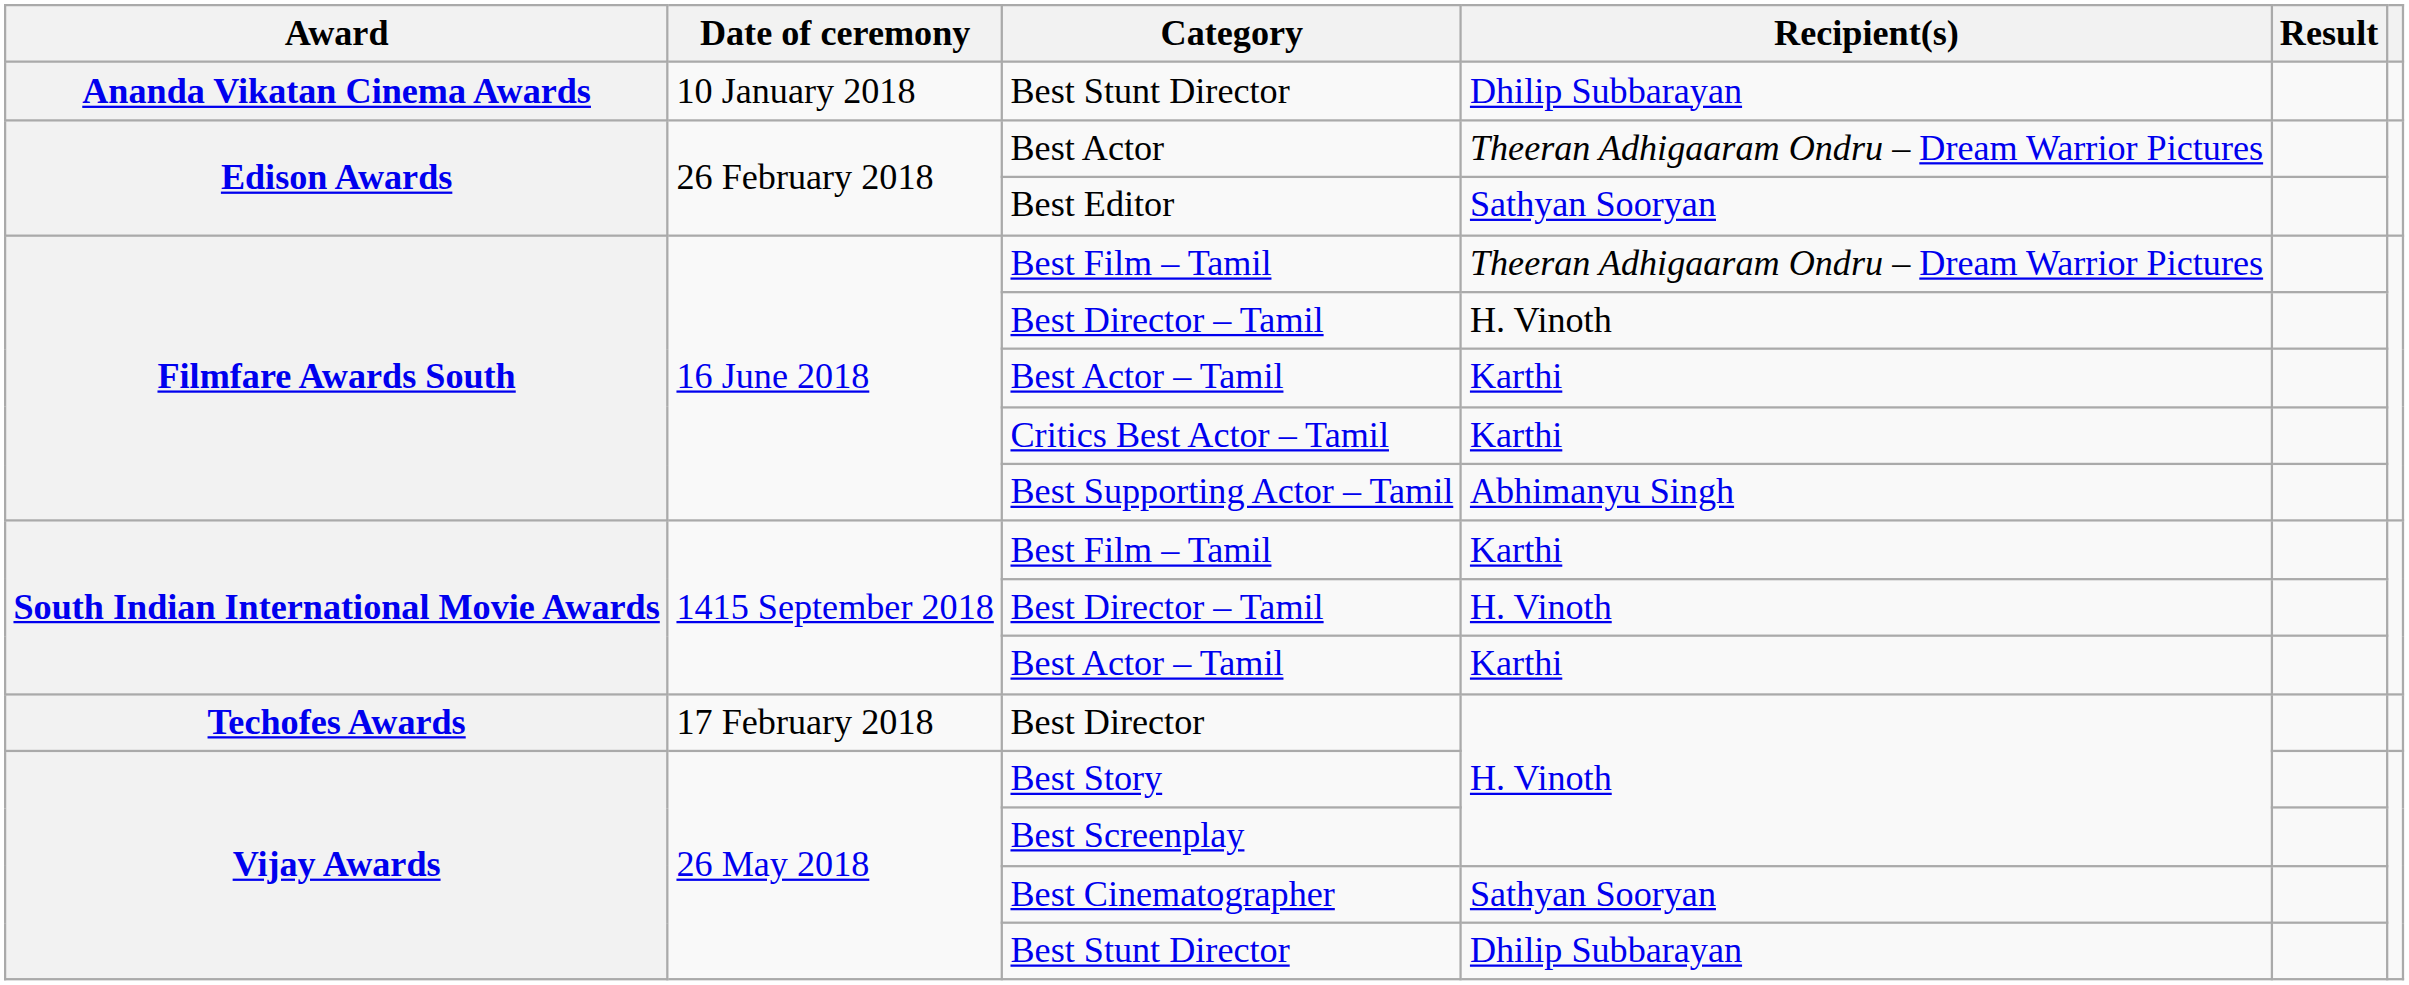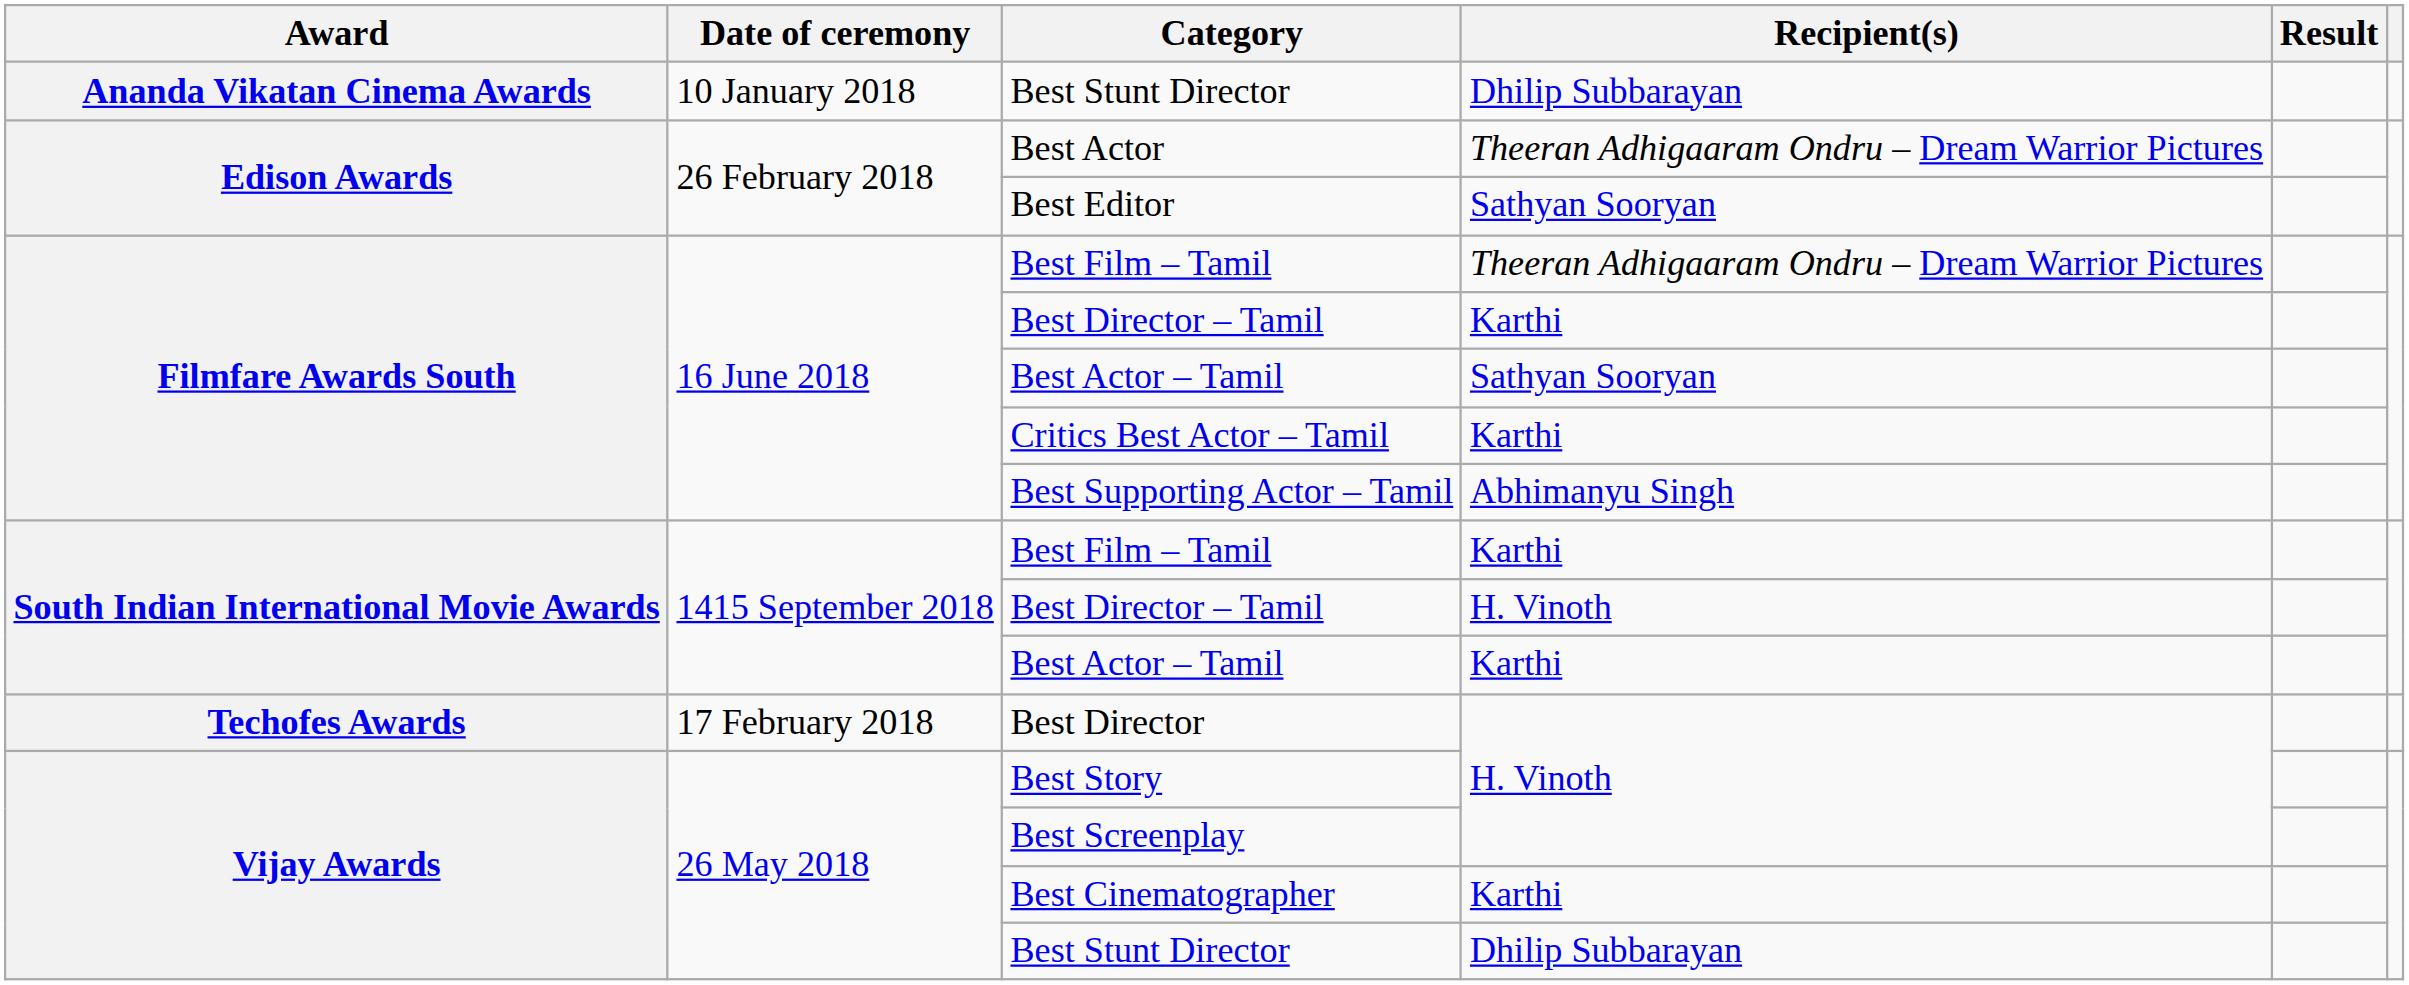(1541, 319) H. Vinoth -> (1516, 319) Karthi
(1516, 377) Karthi -> (1593, 377) Sathyan Sooryan
(1593, 893) Sathyan Sooryan -> (1516, 893) Karthi
